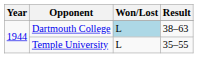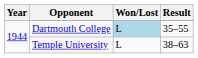(176, 28) 38–63 -> (176, 28) 35–55
(176, 45) 35–55 -> (176, 45) 38–63
